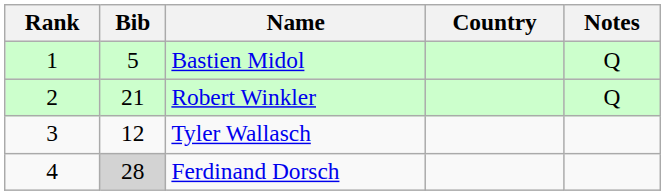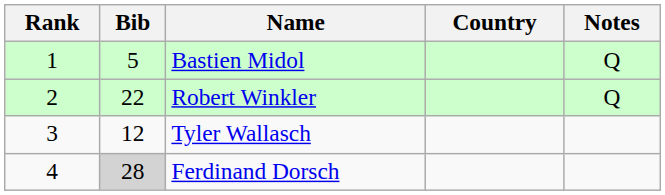(133, 97) 21 -> (133, 97) 22
